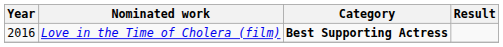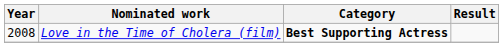(21, 33) 2016 -> (21, 33) 2008
